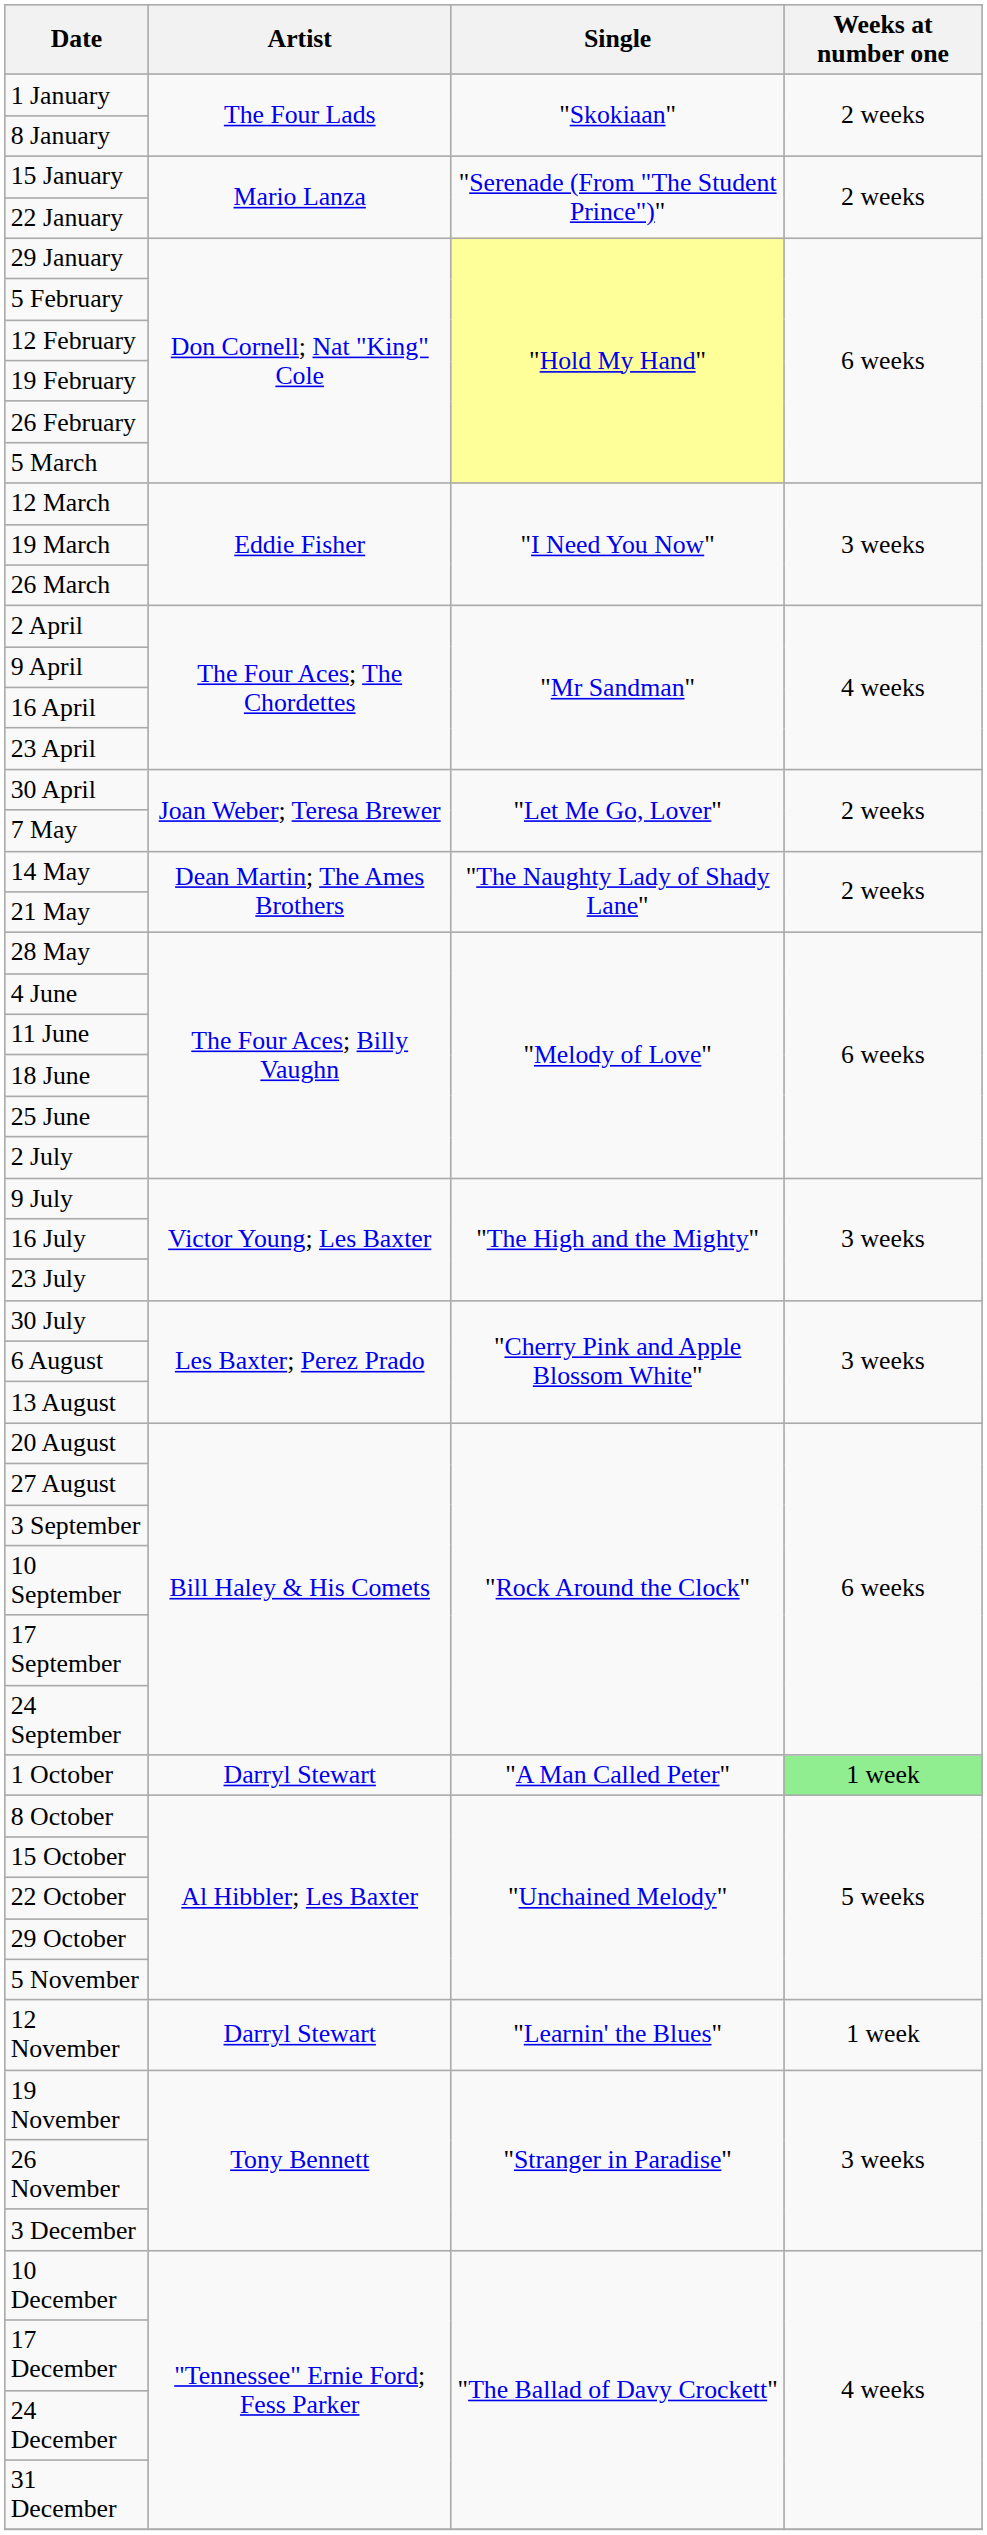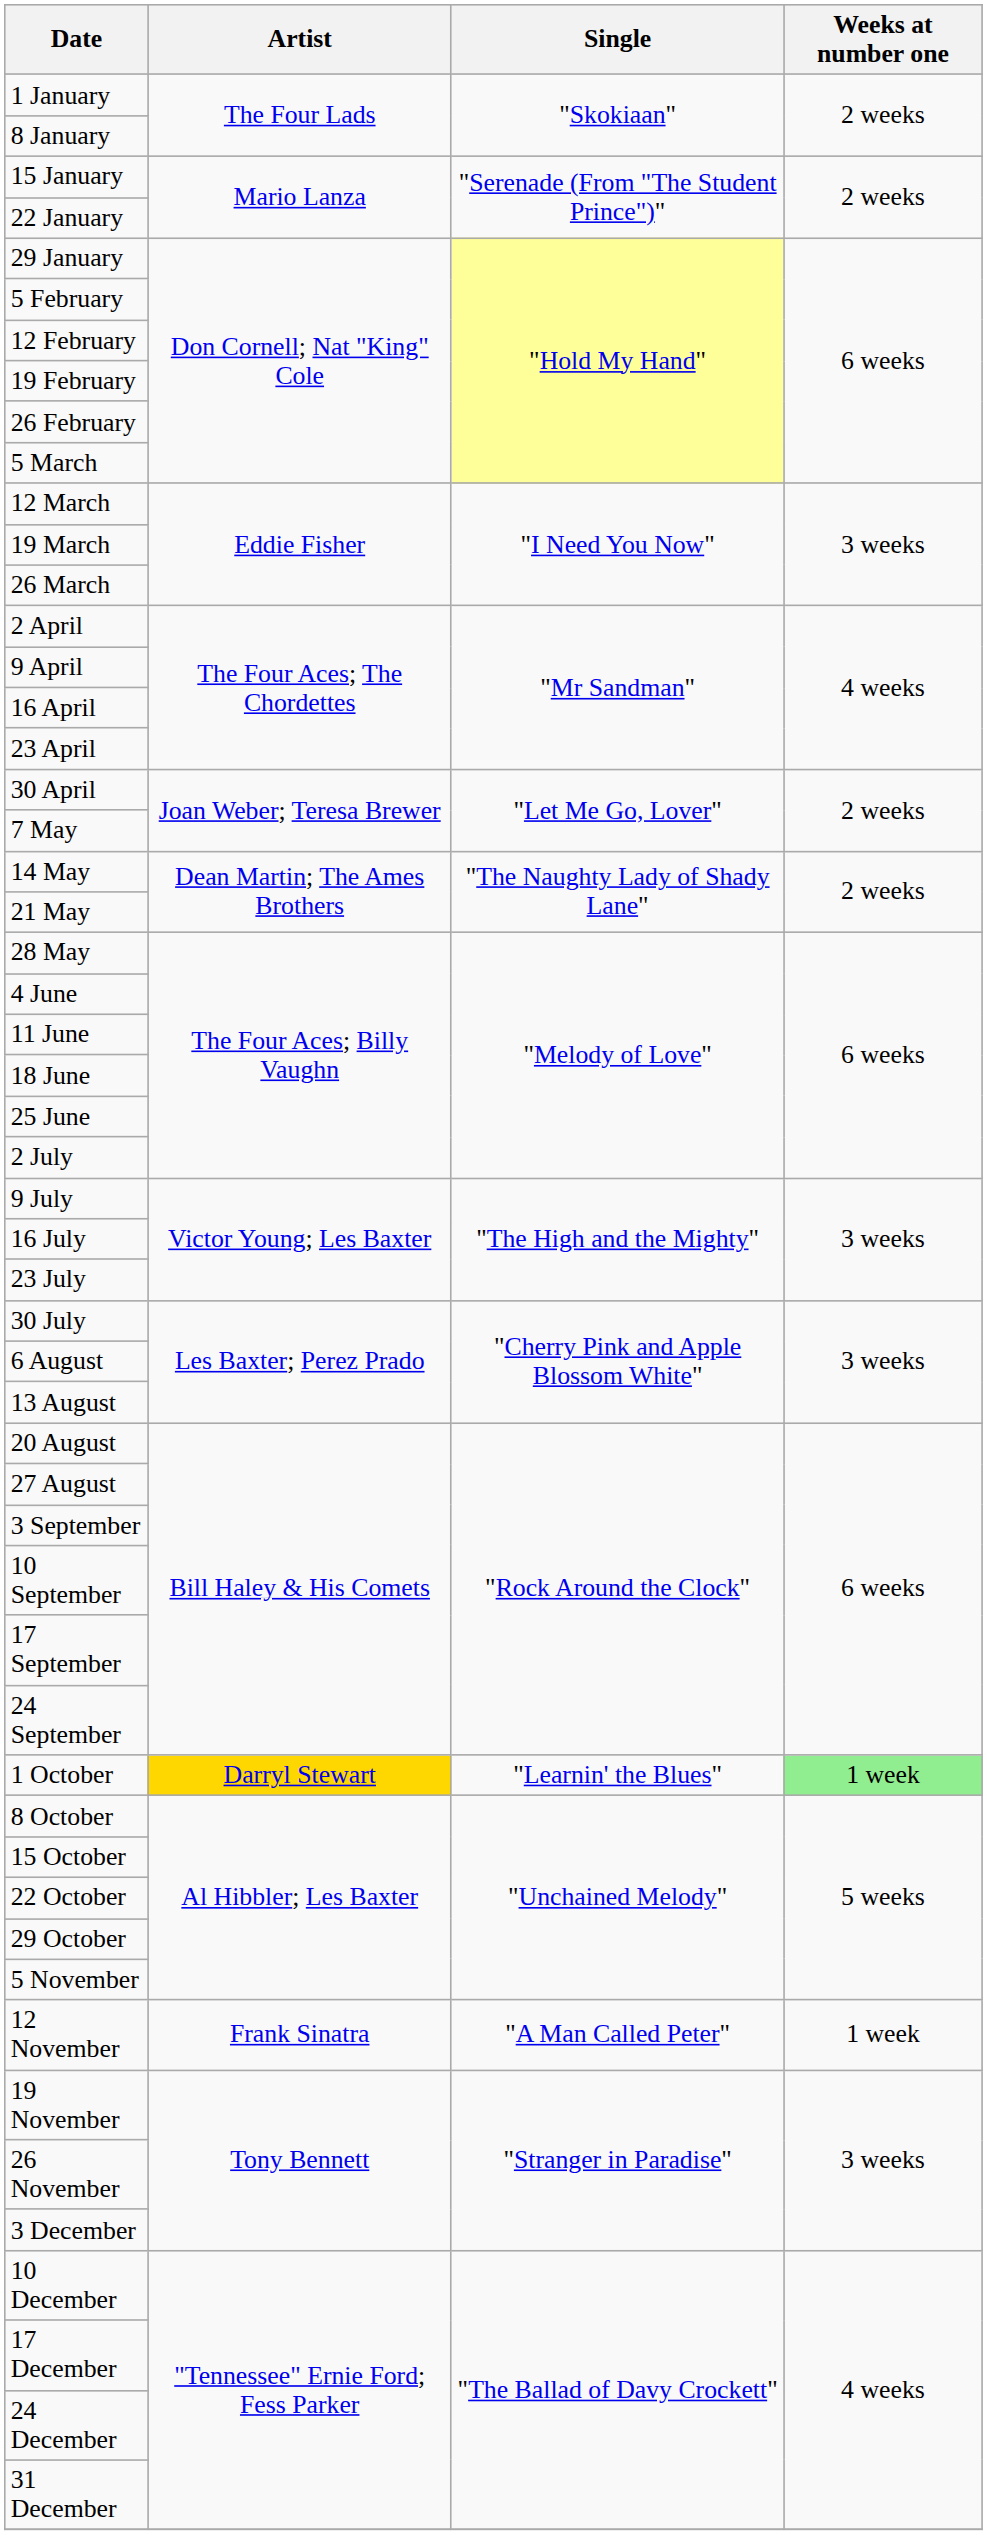(300, 1774) no background -> (300, 1774) gold background
(618, 1774) "A Man Called Peter" -> (618, 1774) "Learnin' the Blues"
(300, 2034) Darryl Stewart -> (300, 2034) Frank Sinatra
(618, 2034) "Learnin' the Blues" -> (618, 2034) "A Man Called Peter"
